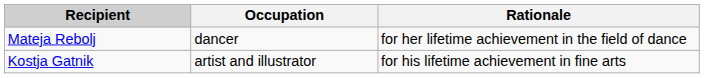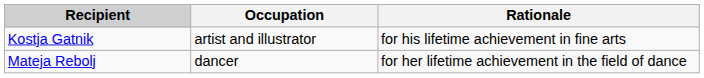rows swapped: (51, 61) <-> (52, 38)
